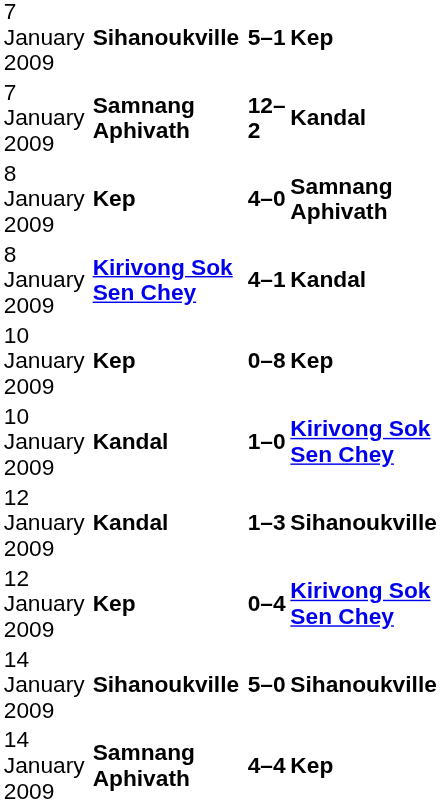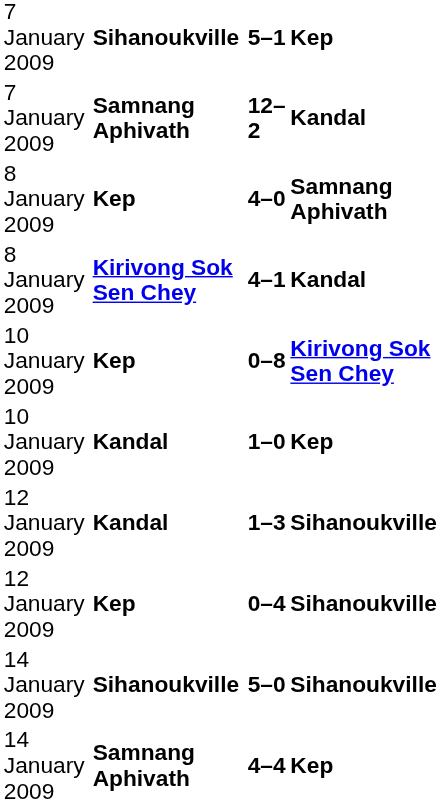(312, 360) Kep -> (360, 360) Kirivong Sok Sen Chey
(360, 441) Kirivong Sok Sen Chey -> (312, 441) Kep
(360, 603) Kirivong Sok Sen Chey -> (364, 603) Sihanoukville
